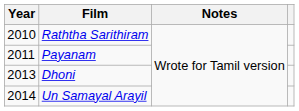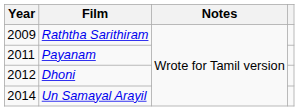(22, 34) 2010 -> (22, 34) 2009
(22, 75) 2013 -> (22, 75) 2012
